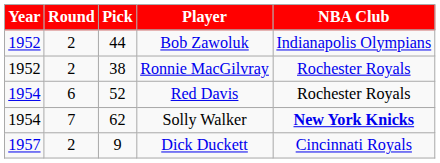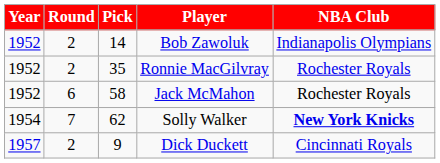(117, 42) 44 -> (117, 42) 14
(117, 68) 38 -> (117, 68) 35
+ row: (205, 94)
- row: (205, 94)
